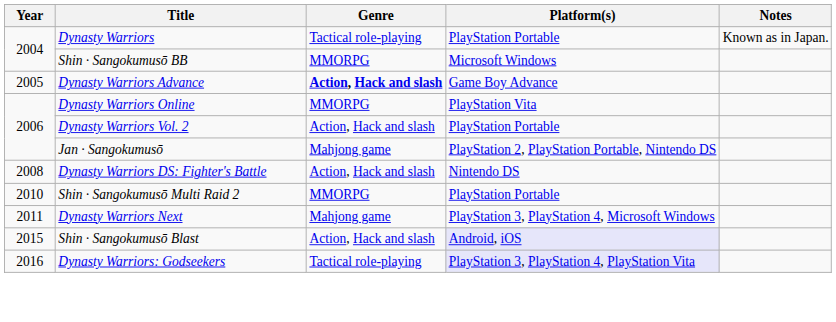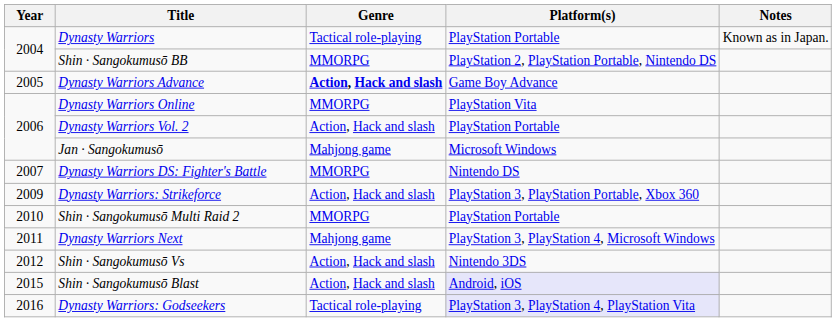(503, 60) Microsoft Windows -> (583, 60) PlayStation 2, PlayStation Portable, Nintendo DS
(583, 149) PlayStation 2, PlayStation Portable, Nintendo DS -> (503, 149) Microsoft Windows
(30, 171) 2008 -> (30, 171) 2007
(372, 171) Action, Hack and slash -> (339, 171) MMORPG
+ row: (140, 194)
+ row: (121, 261)
